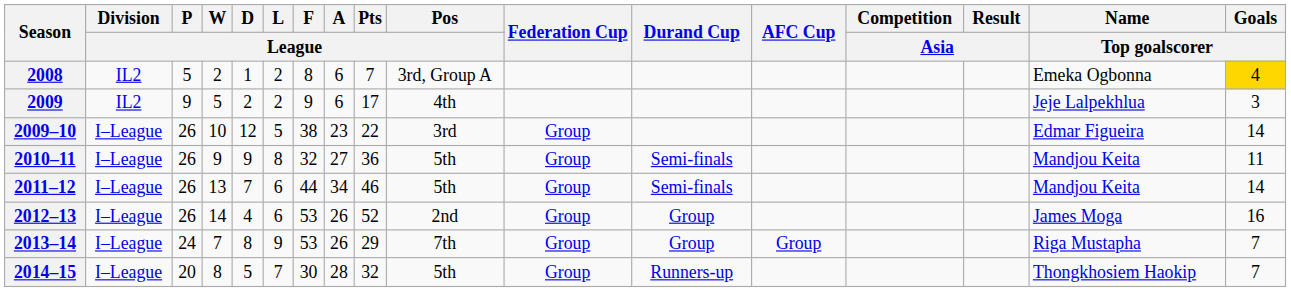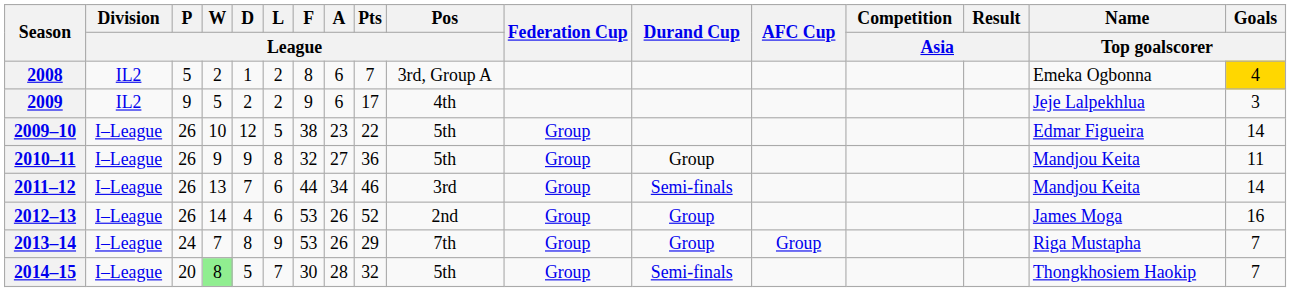(445, 131) 3rd -> (445, 131) 5th
(692, 159) Semi-finals -> (692, 159) Group
(445, 187) 5th -> (445, 187) 3rd
(217, 272) no background -> (217, 272) lightgreen background
(692, 272) Runners-up -> (692, 272) Semi-finals
